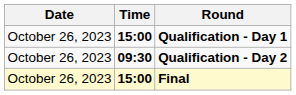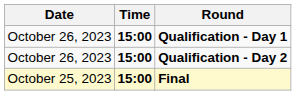(135, 57) 09:30 -> (135, 57) 15:00
(59, 79) October 26, 2023 -> (59, 79) October 25, 2023
